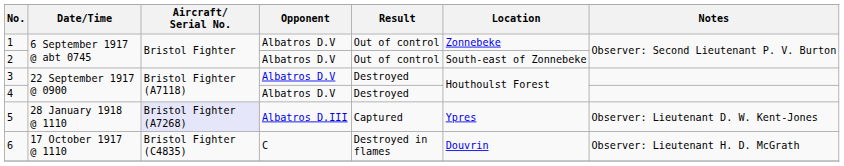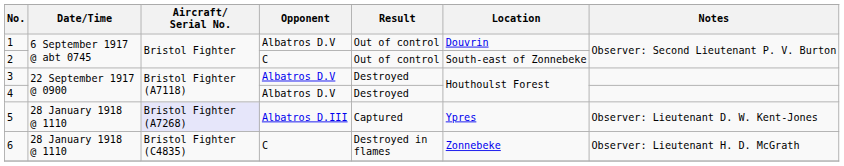(473, 42) Zonnebeke -> (467, 42) Douvrin
(299, 59) Albatros D.V -> (265, 59) C
(76, 146) 17 October 1917 @ 1110 -> (76, 146) 28 January 1918 @ 1110
(467, 146) Douvrin -> (473, 146) Zonnebeke
